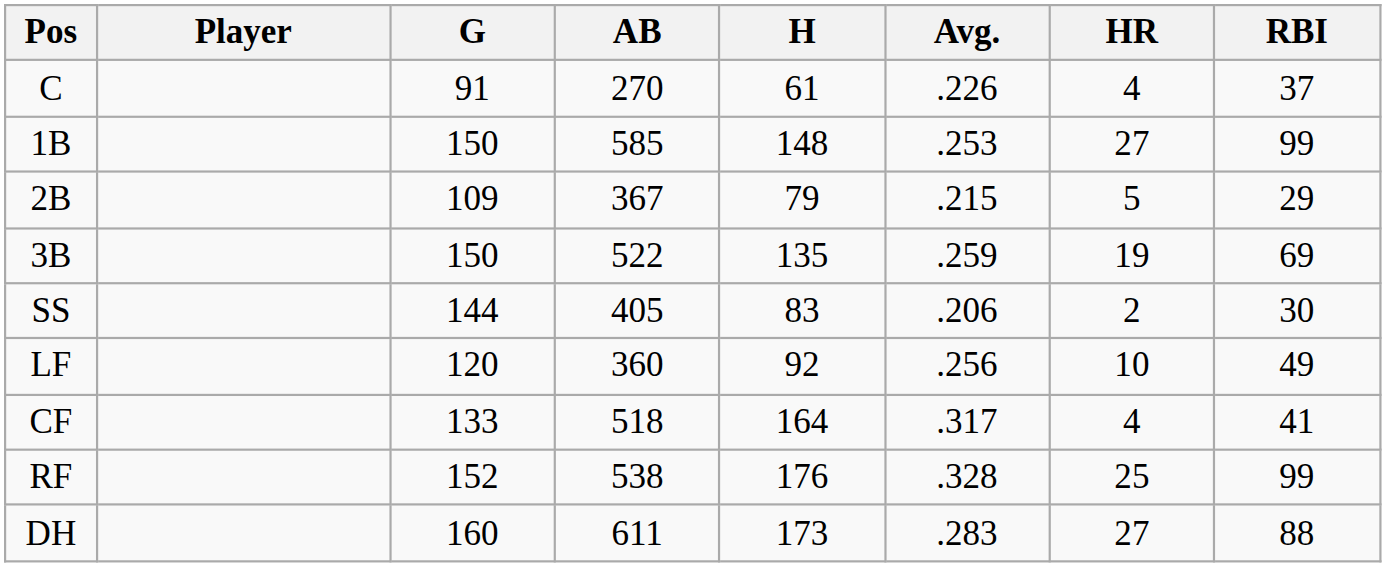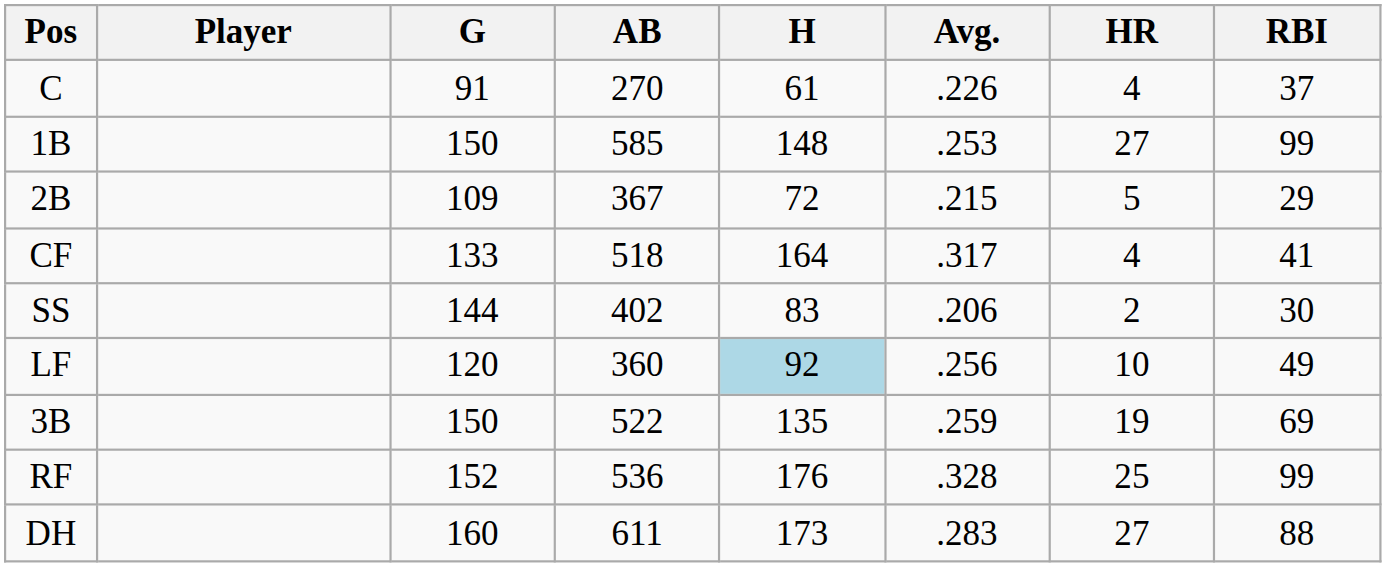(802, 198) 79 -> (802, 198) 72
rows swapped: (51, 254) <-> (51, 421)
(637, 310) 405 -> (637, 310) 402
(802, 365) no background -> (802, 365) lightblue background
(637, 476) 538 -> (637, 476) 536
